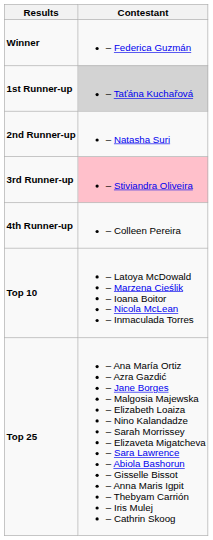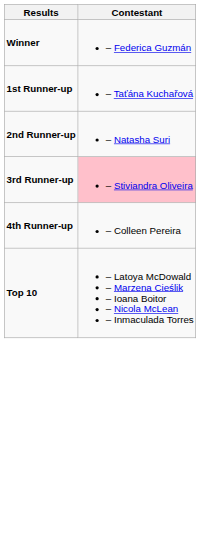(143, 94) lightgrey background -> (137, 94) no background
- row: (22, 437)
